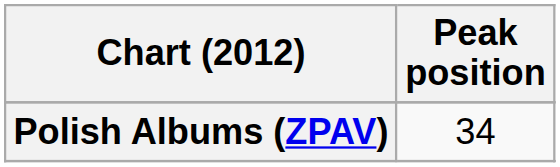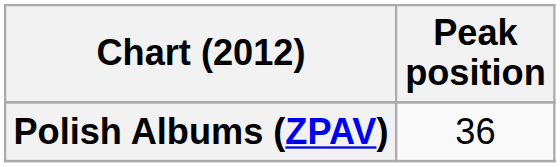(475, 131) 34 -> (475, 131) 36
